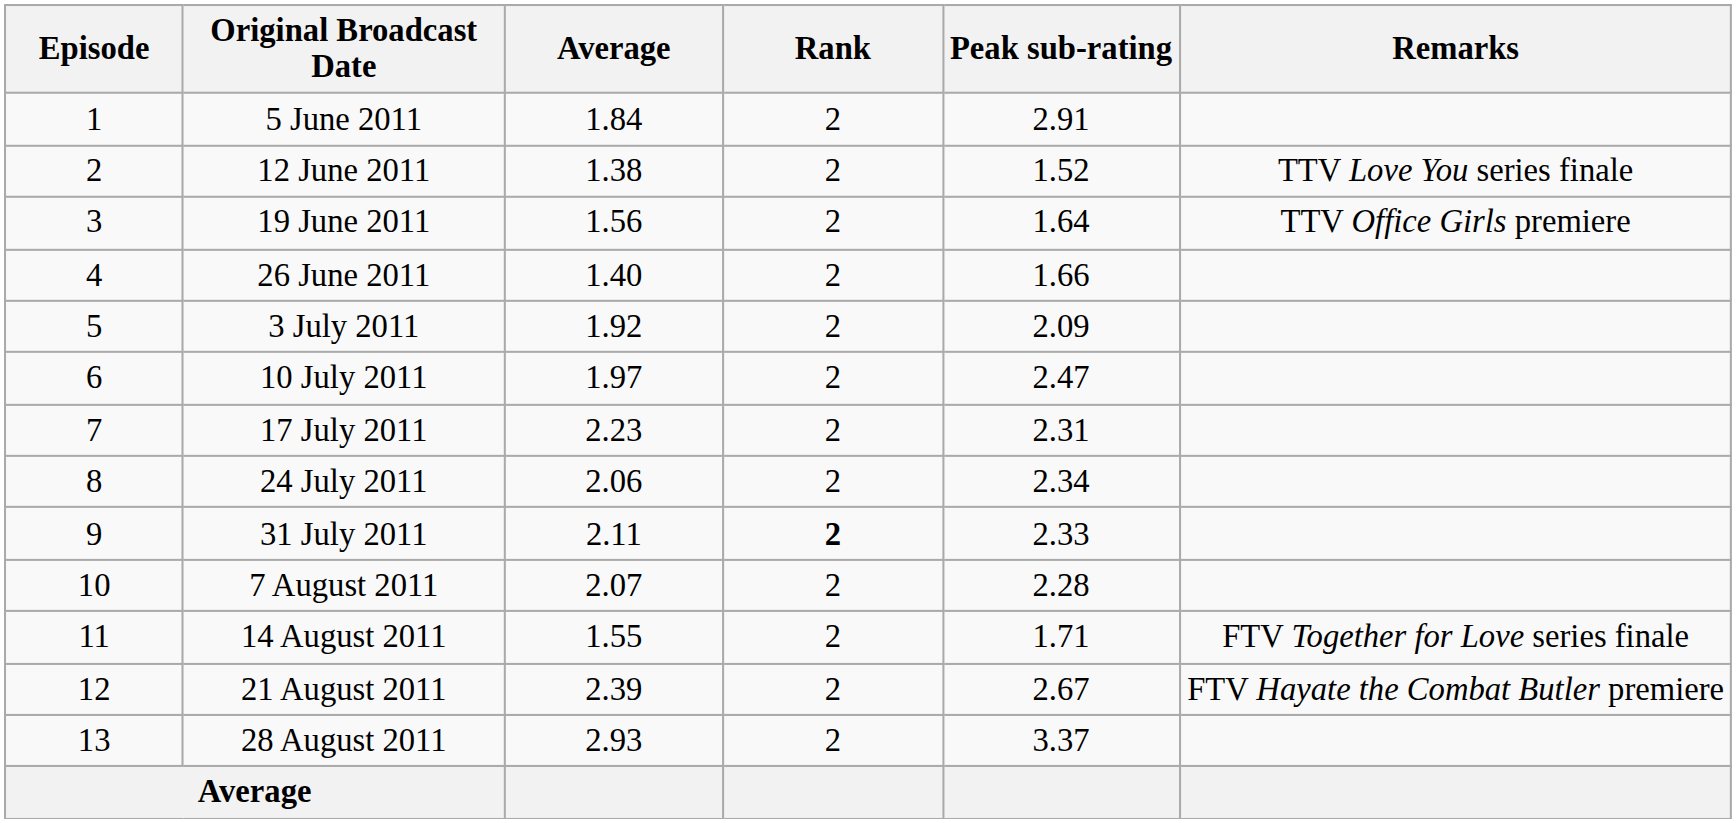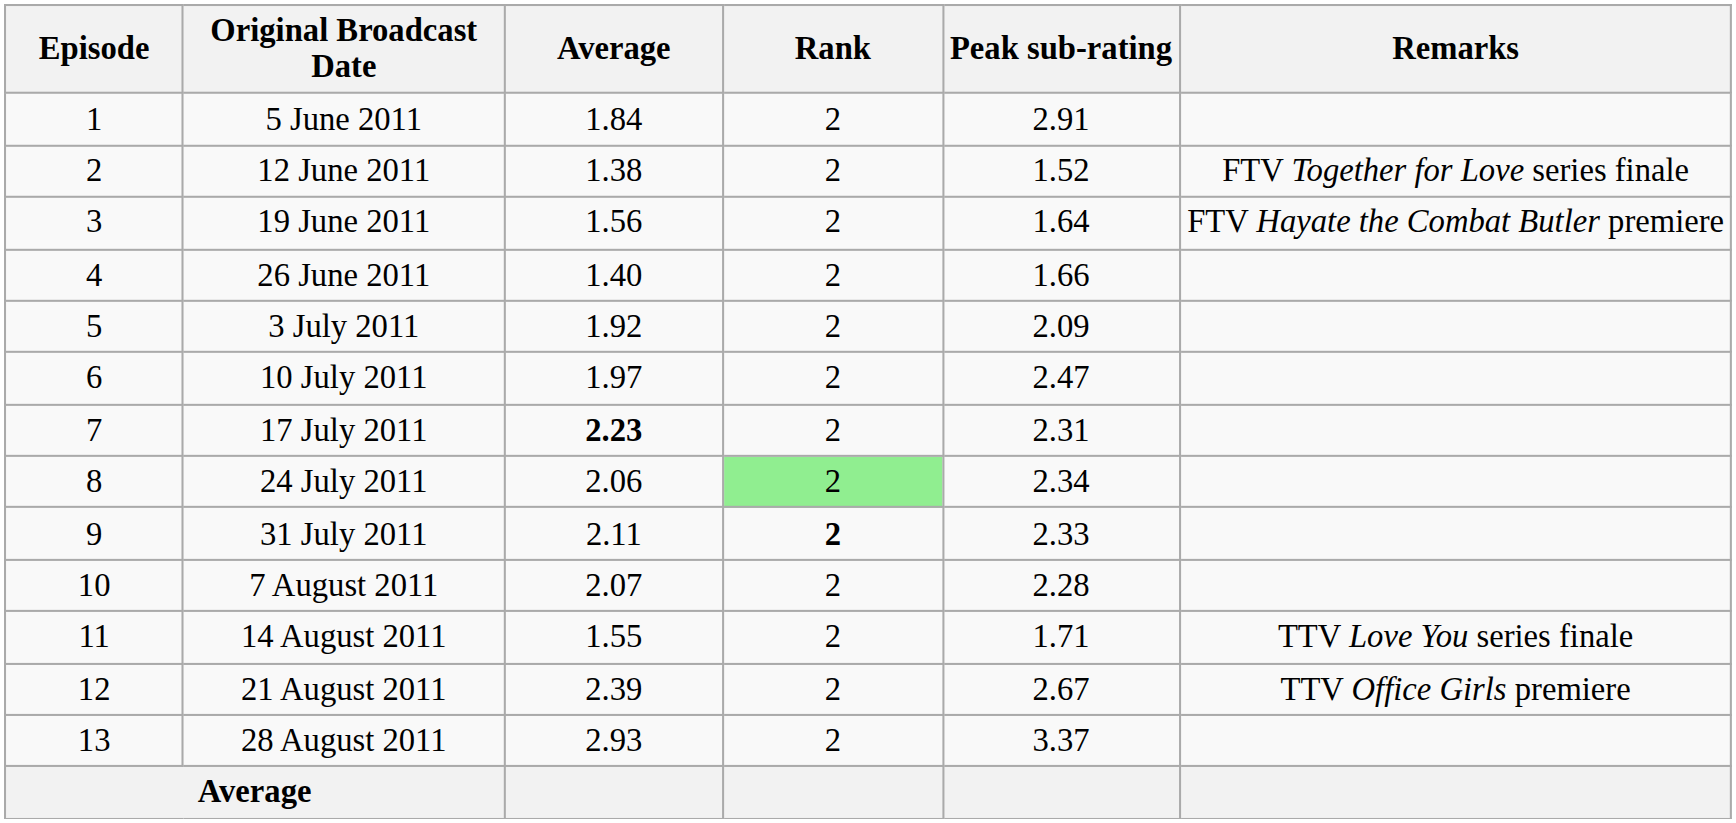(1456, 170) TTV Love You series finale -> (1456, 170) FTV Together for Love series finale
(1456, 222) TTV Office Girls premiere -> (1456, 222) FTV Hayate the Combat Butler premiere
(614, 429) normal -> (614, 429) bold
(833, 481) no background -> (833, 481) lightgreen background
(1456, 636) FTV Together for Love series finale -> (1456, 636) TTV Love You series finale
(1456, 688) FTV Hayate the Combat Butler premiere -> (1456, 688) TTV Office Girls premiere
